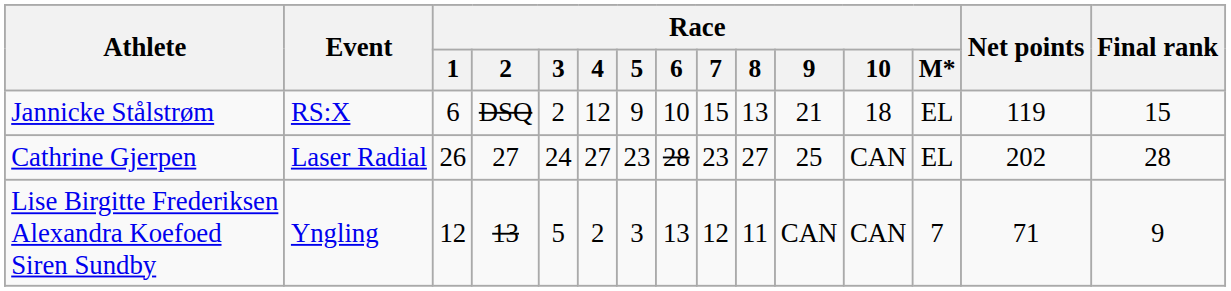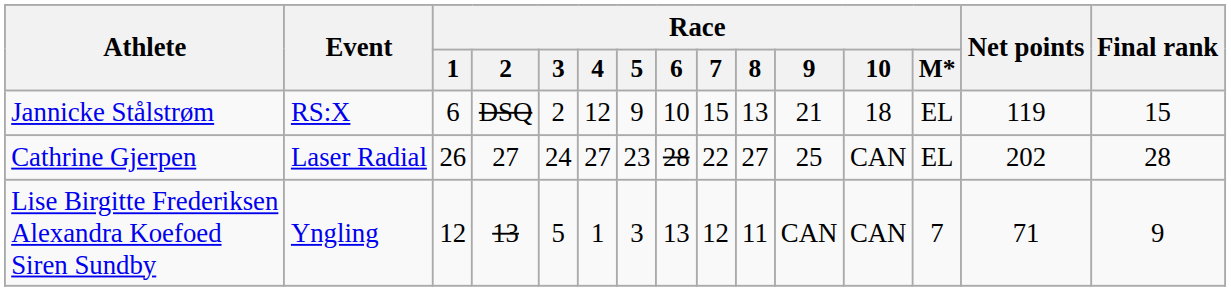(716, 157) 23 -> (716, 157) 22
(598, 232) 2 -> (598, 232) 1
